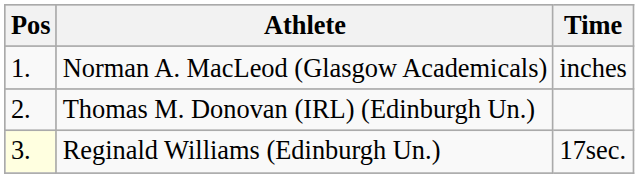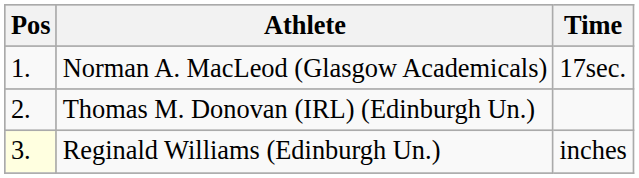(593, 67) inches -> (593, 67) 17sec.
(593, 151) 17sec. -> (593, 151) inches
